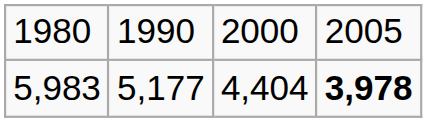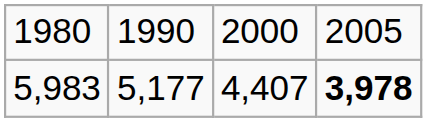(265, 87) 4,404 -> (265, 87) 4,407
